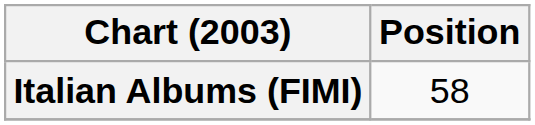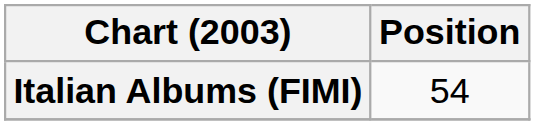(450, 89) 58 -> (450, 89) 54
